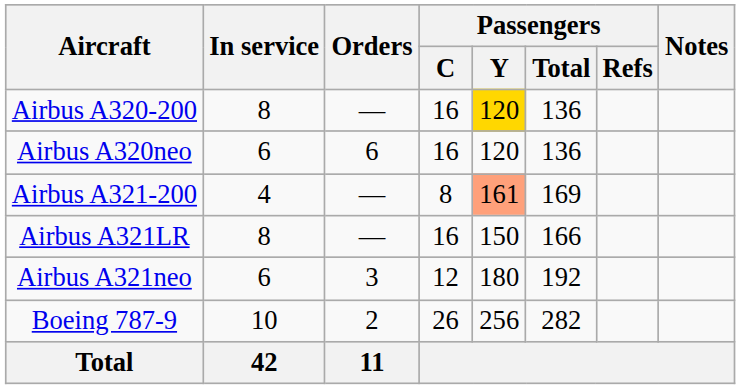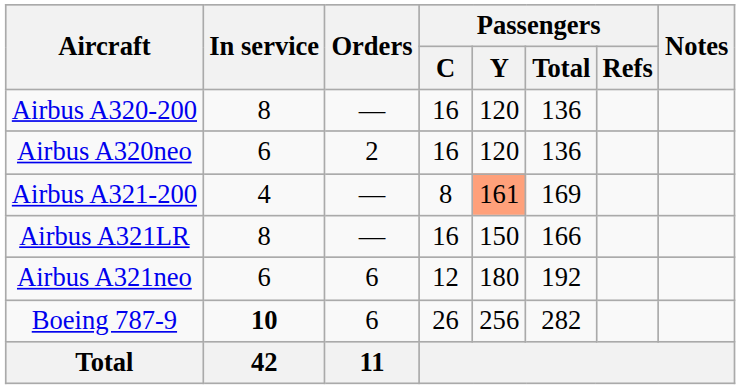(499, 109) gold background -> (499, 109) no background
(372, 151) 6 -> (372, 151) 2
(372, 278) 3 -> (372, 278) 6
(264, 320) normal -> (264, 320) bold
(372, 320) 2 -> (372, 320) 6
